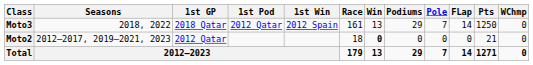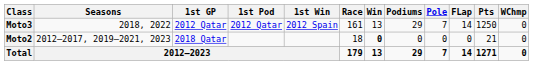(201, 25) 2018 Qatar -> (201, 25) 2012 Qatar
(201, 39) 2012 Qatar -> (201, 39) 2018 Qatar
